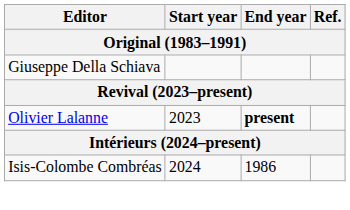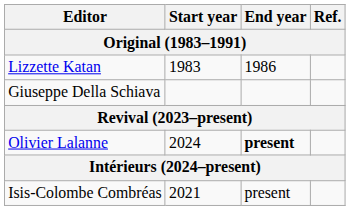+ row: (55, 67)
(185, 117) 2023 -> (185, 142) 2024
(185, 167) 2024 -> (185, 192) 2021
(260, 167) 1986 -> (267, 192) present
